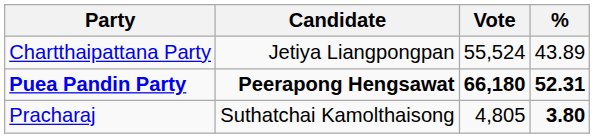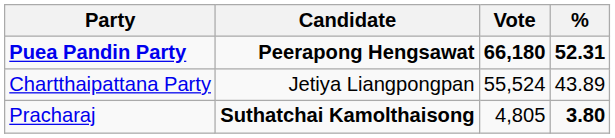rows swapped: (98, 84) <-> (110, 52)
(337, 116) normal -> (347, 116) bold
